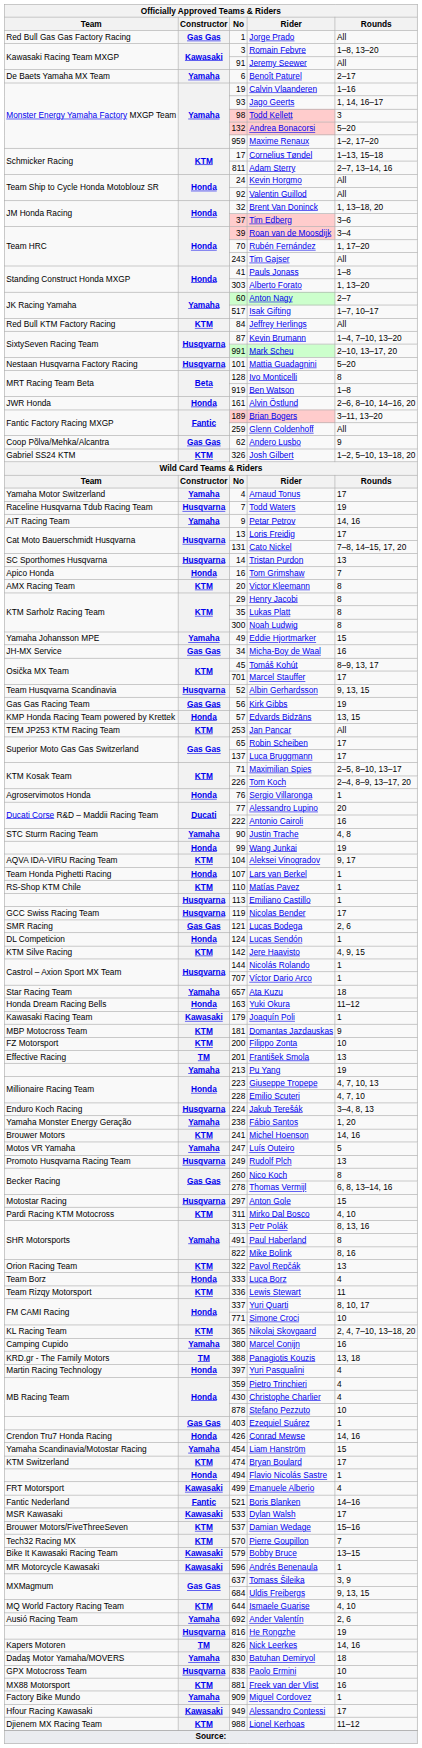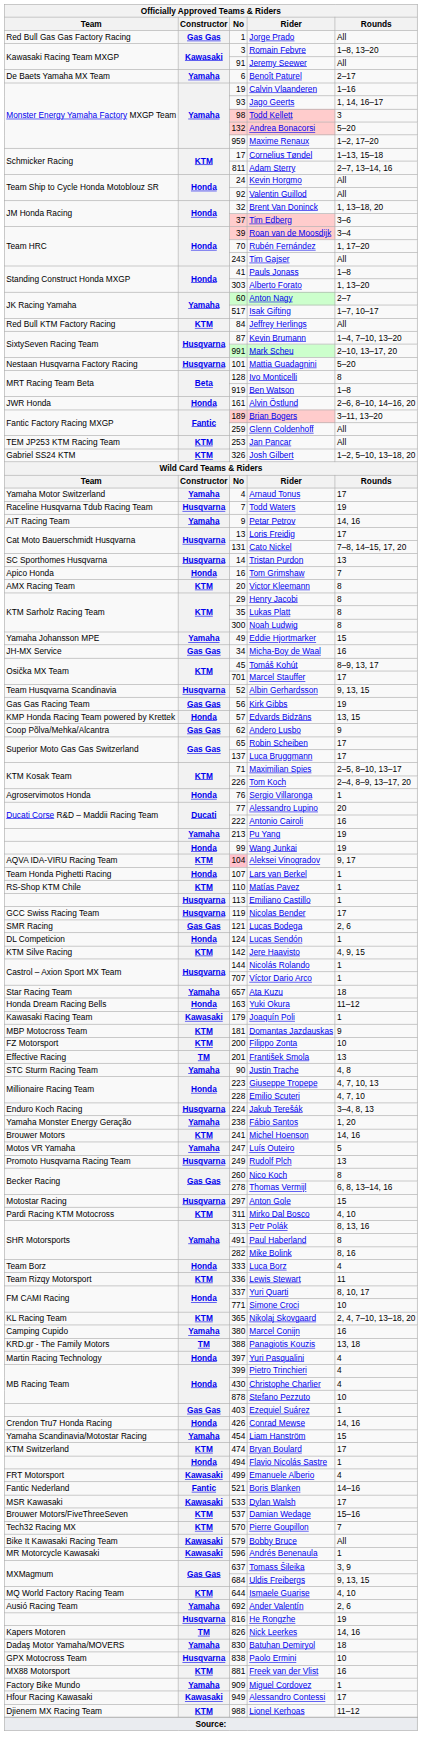rows swapped: (270, 730) <-> (275, 442)
rows swapped: (274, 834) <-> (265, 1070)
(238, 860) no background -> (238, 860) pink background
(238, 1253) 822 -> (238, 1253) 282
- row: (275, 1266)
(238, 1384) 359 -> (238, 1370) 399
(349, 1554) 13–15 -> (342, 1540) All
